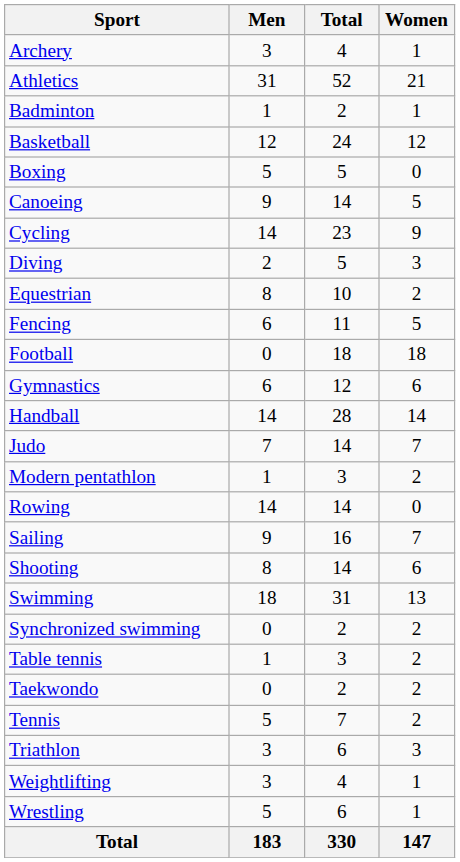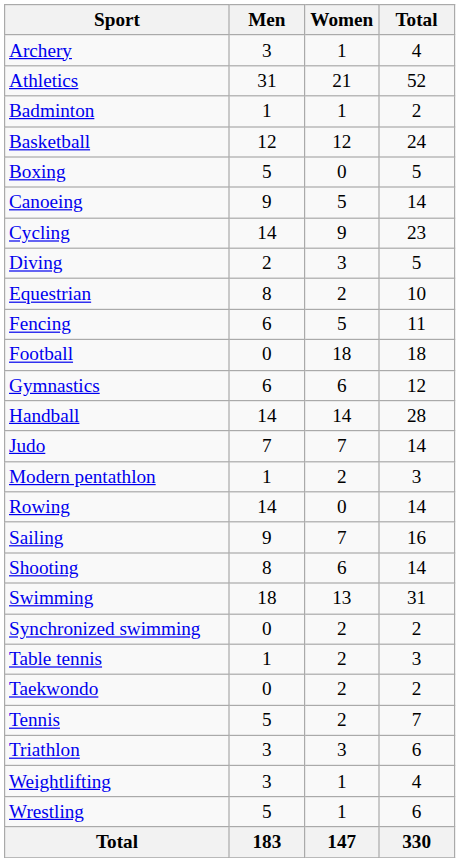columns swapped: (417, 19) <-> (342, 19)
